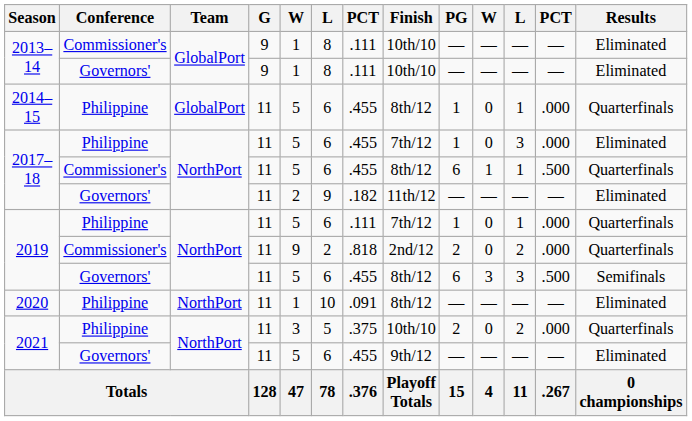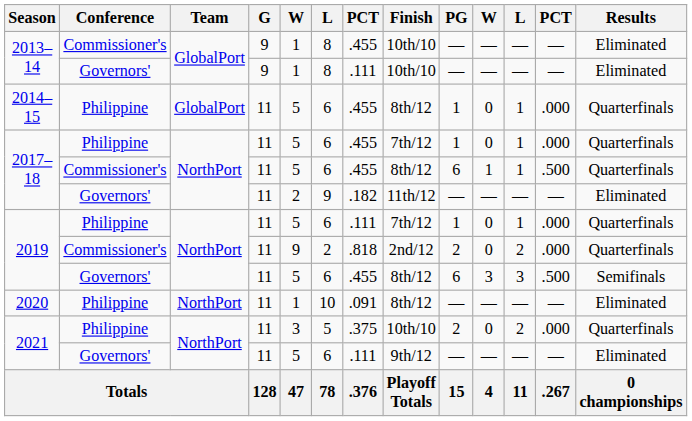(363, 44) .111 -> (363, 44) .455
(520, 143) 3 -> (520, 143) 1
(631, 143) Eliminated -> (631, 143) Quarterfinals
(363, 356) .455 -> (363, 356) .111
